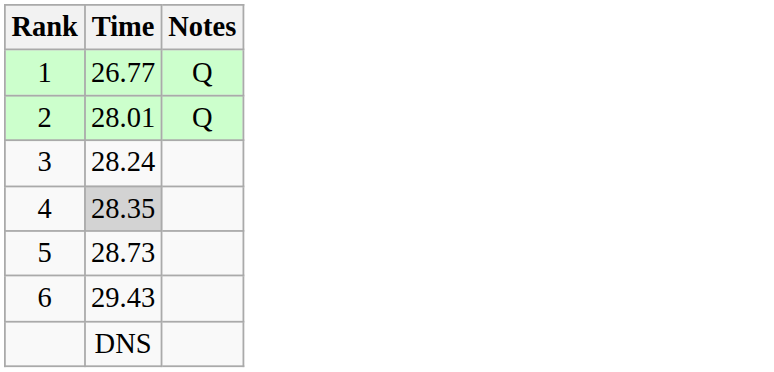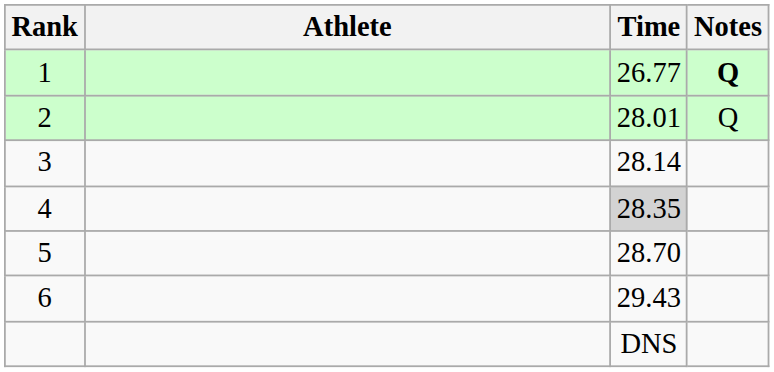+ column: (347, 27)
(202, 72) normal -> (728, 72) bold
(123, 162) 28.24 -> (649, 162) 28.14
(123, 252) 28.73 -> (649, 252) 28.70
